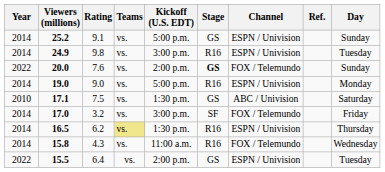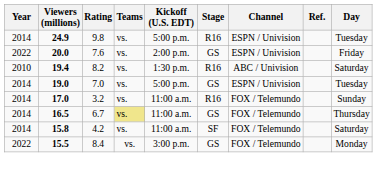- row: (60, 38)
(171, 53) 3:00 p.m. -> (171, 38) 5:00 p.m.
(213, 68) bold -> (213, 53) normal
(266, 68) FOX / Telemundo -> (266, 53) ESPN / Univision
(355, 68) Sunday -> (352, 53) Friday
+ row: (60, 68)
(98, 83) 9.0 -> (98, 83) 7.0
(213, 83) R16 -> (213, 83) GS
(355, 83) Monday -> (352, 83) Tuesday
- row: (60, 99)
(171, 114) 3:00 p.m. -> (171, 99) 11:00 a.m.
(213, 114) SF -> (213, 99) R16
(355, 114) Friday -> (352, 99) Sunday
(98, 129) 6.2 -> (98, 114) 6.7
(171, 129) 1:30 p.m. -> (171, 114) 11:00 a.m.
(213, 129) R16 -> (213, 114) GS
(266, 129) ESPN / Univision -> (266, 114) FOX / Telemundo
(98, 144) 4.3 -> (98, 129) 4.2
(213, 144) R16 -> (213, 129) SF
(355, 144) Wednesday -> (352, 129) Saturday
(98, 159) 6.4 -> (98, 144) 8.4
(171, 159) 2:00 p.m. -> (171, 144) 3:00 p.m.
(266, 159) ESPN / Univision -> (266, 144) FOX / Telemundo
(355, 159) Tuesday -> (352, 144) Monday
